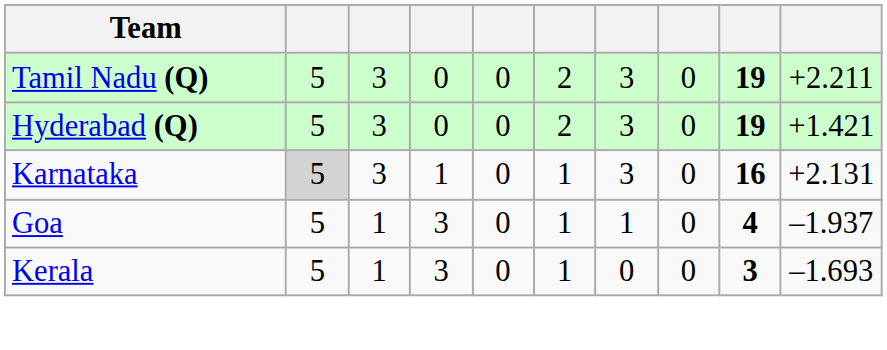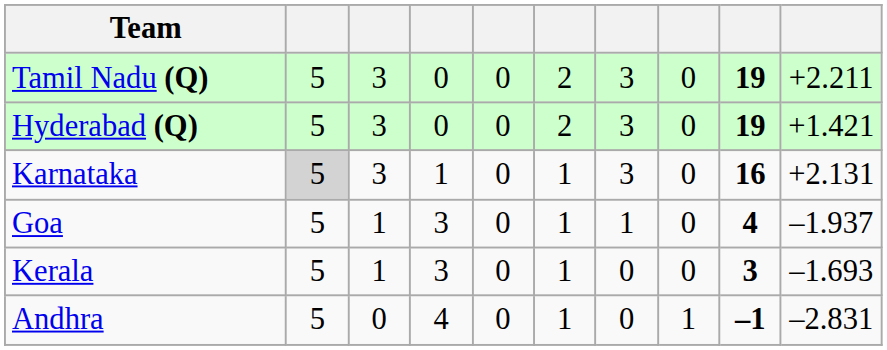+ row: (58, 319)
